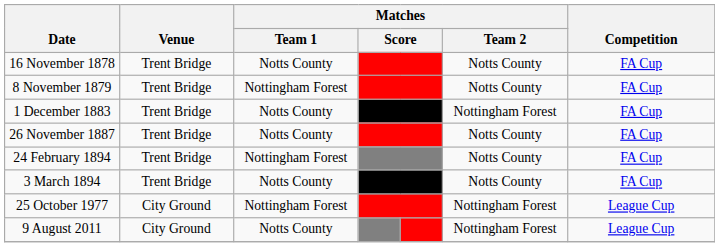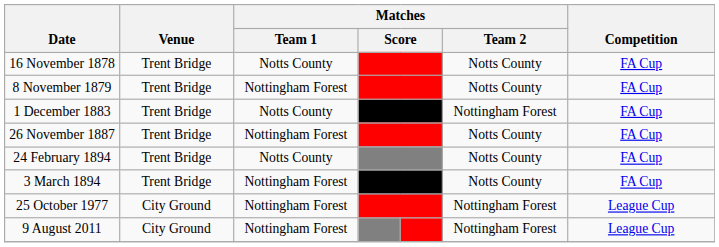(296, 134) Notts County -> (296, 134) Nottingham Forest
(296, 158) Nottingham Forest -> (296, 158) Notts County
(296, 182) Notts County -> (296, 182) Nottingham Forest
(296, 229) Notts County -> (296, 229) Nottingham Forest
